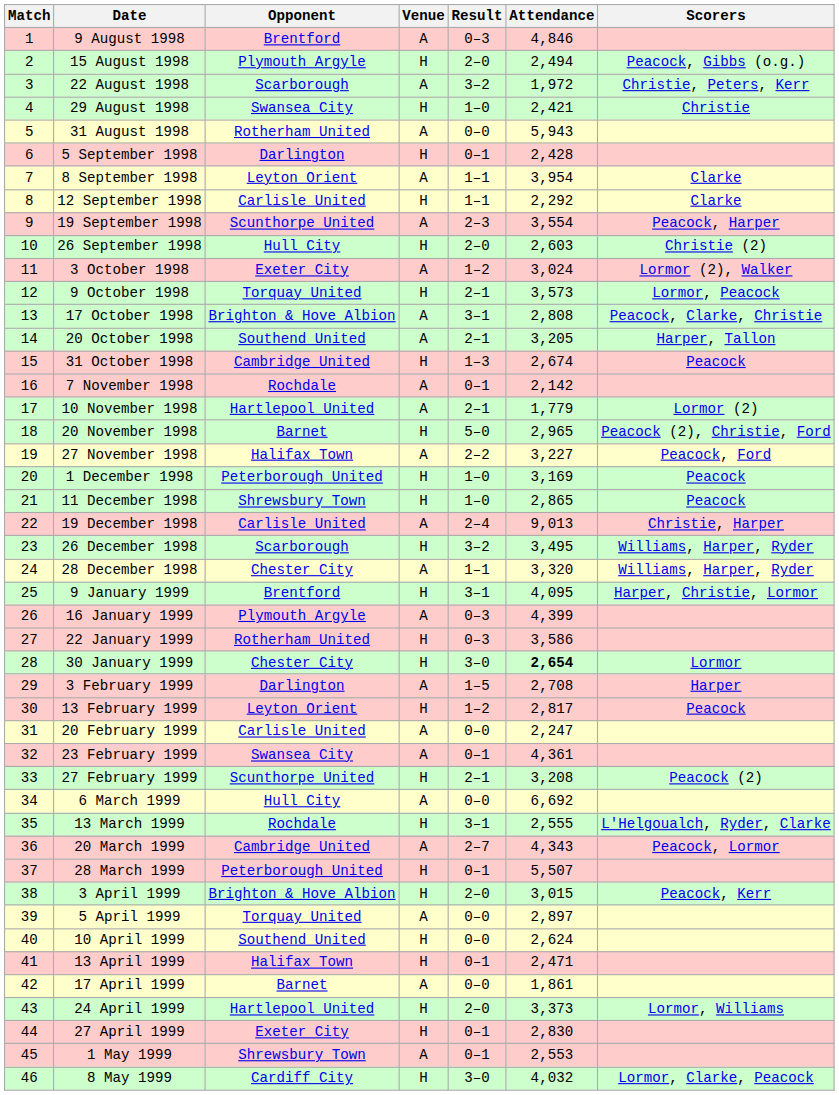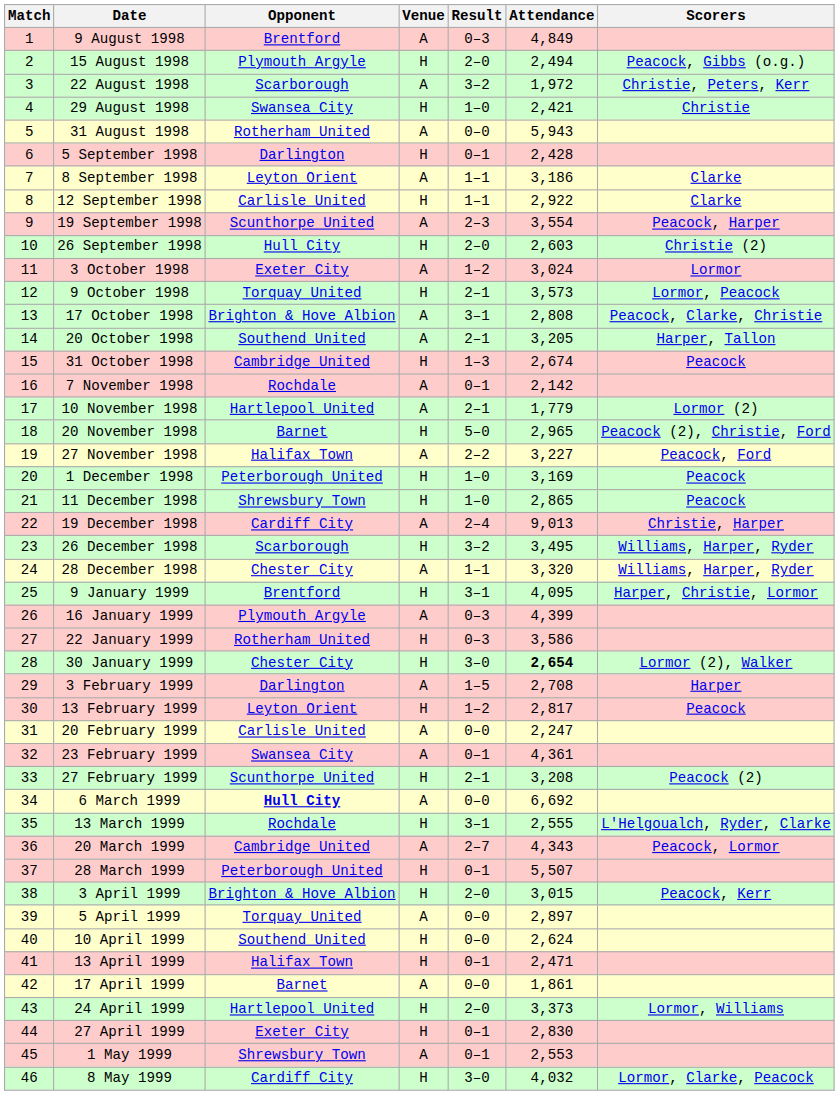(552, 39) 4,846 -> (552, 39) 4,849
(552, 178) 3,954 -> (552, 178) 3,186
(552, 201) 2,292 -> (552, 201) 2,922
(716, 270) Lormor (2), Walker -> (716, 270) Lormor
(302, 524) Carlisle United -> (302, 524) Cardiff City
(716, 663) Lormor -> (716, 663) Lormor (2), Walker
(302, 801) normal -> (302, 801) bold
